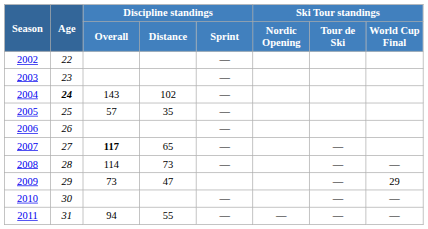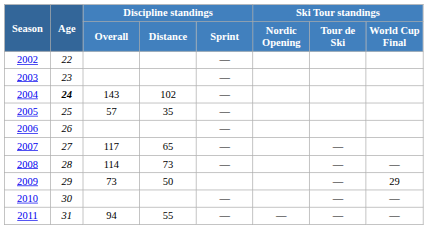(111, 146) bold -> (111, 146) normal
(168, 181) 47 -> (168, 181) 50
